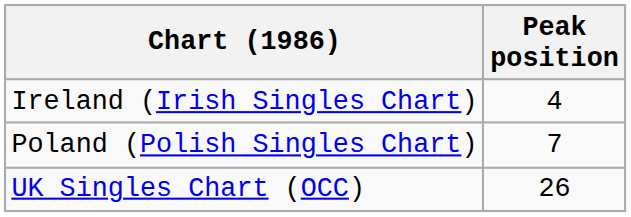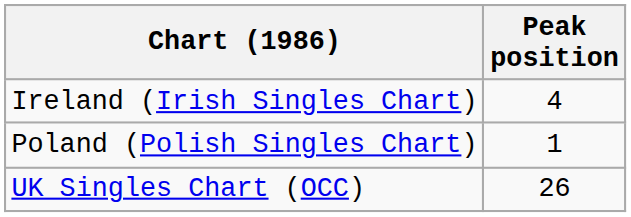(555, 145) 7 -> (555, 145) 1
